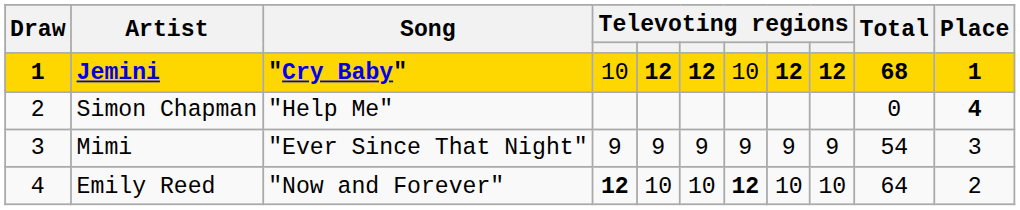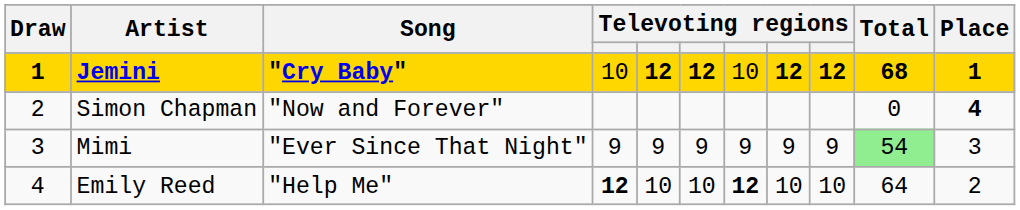(331, 110) "Help Me" -> (386, 110) "Now and Forever"
(894, 148) no background -> (894, 148) lightgreen background
(386, 186) "Now and Forever" -> (331, 186) "Help Me"
